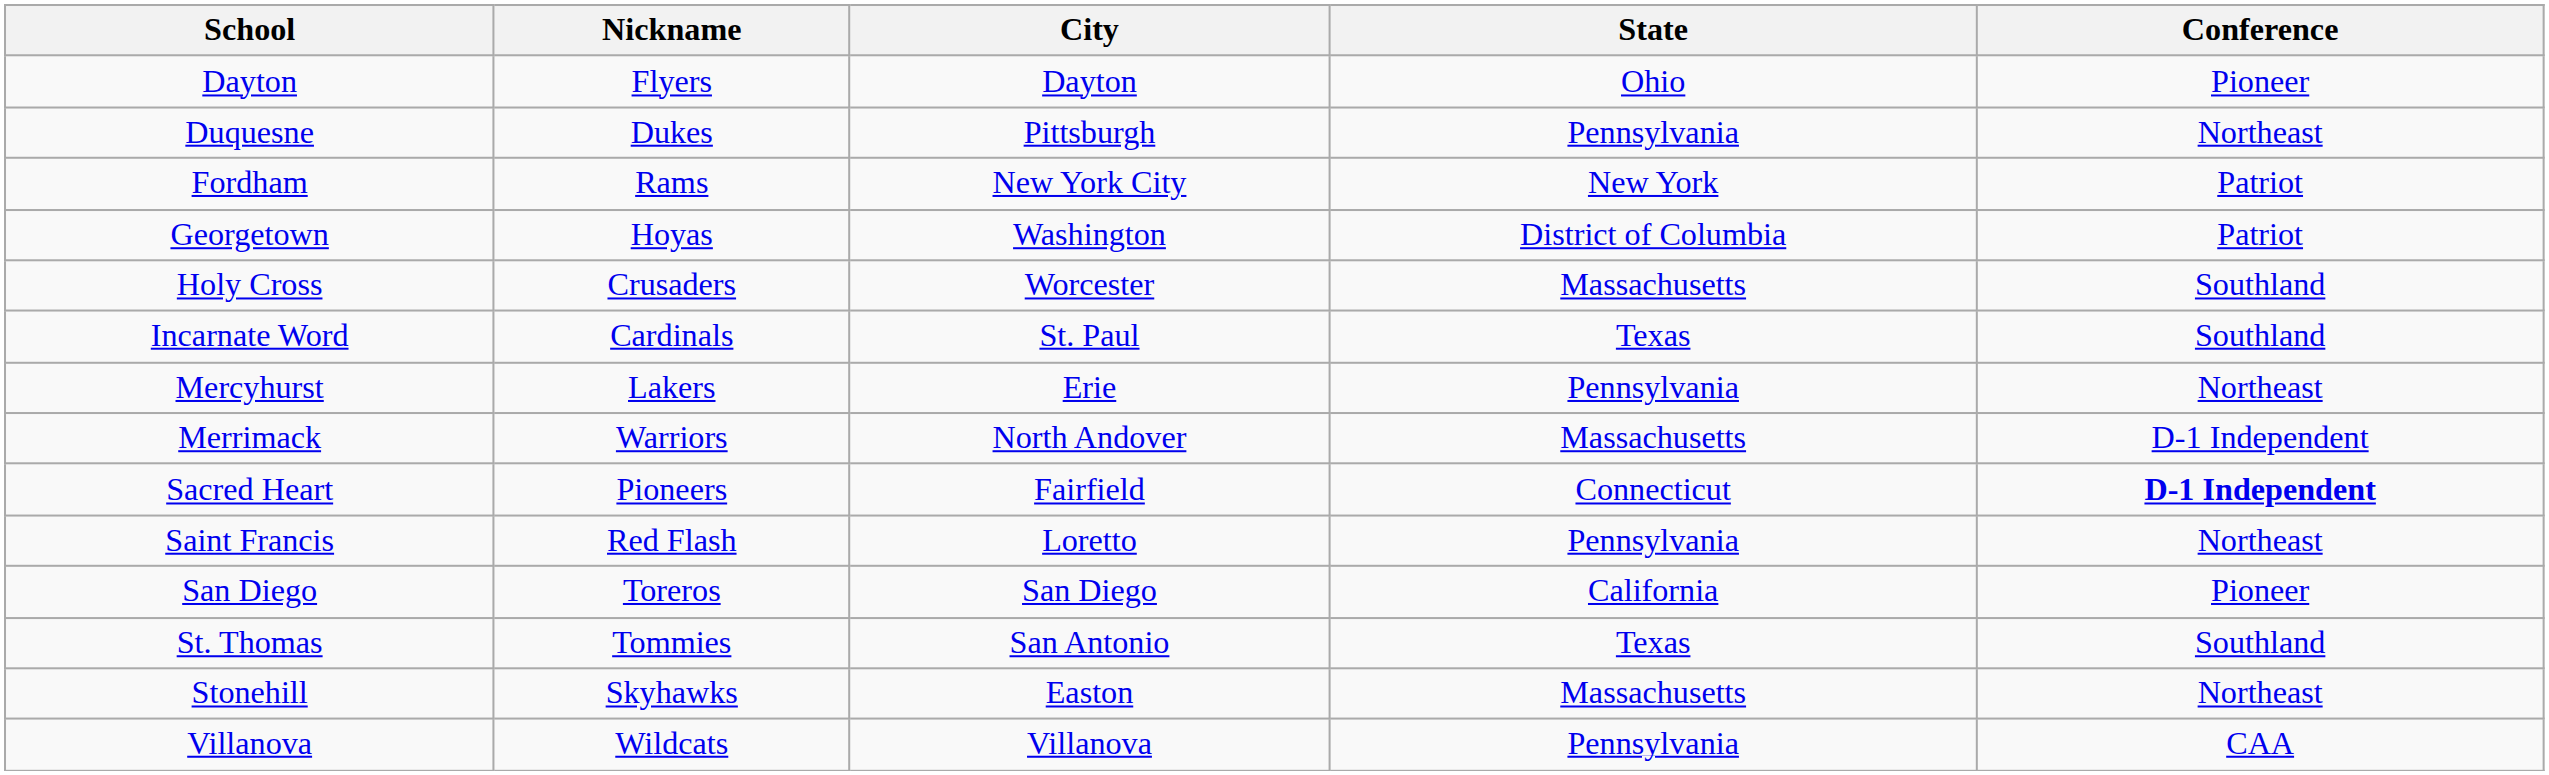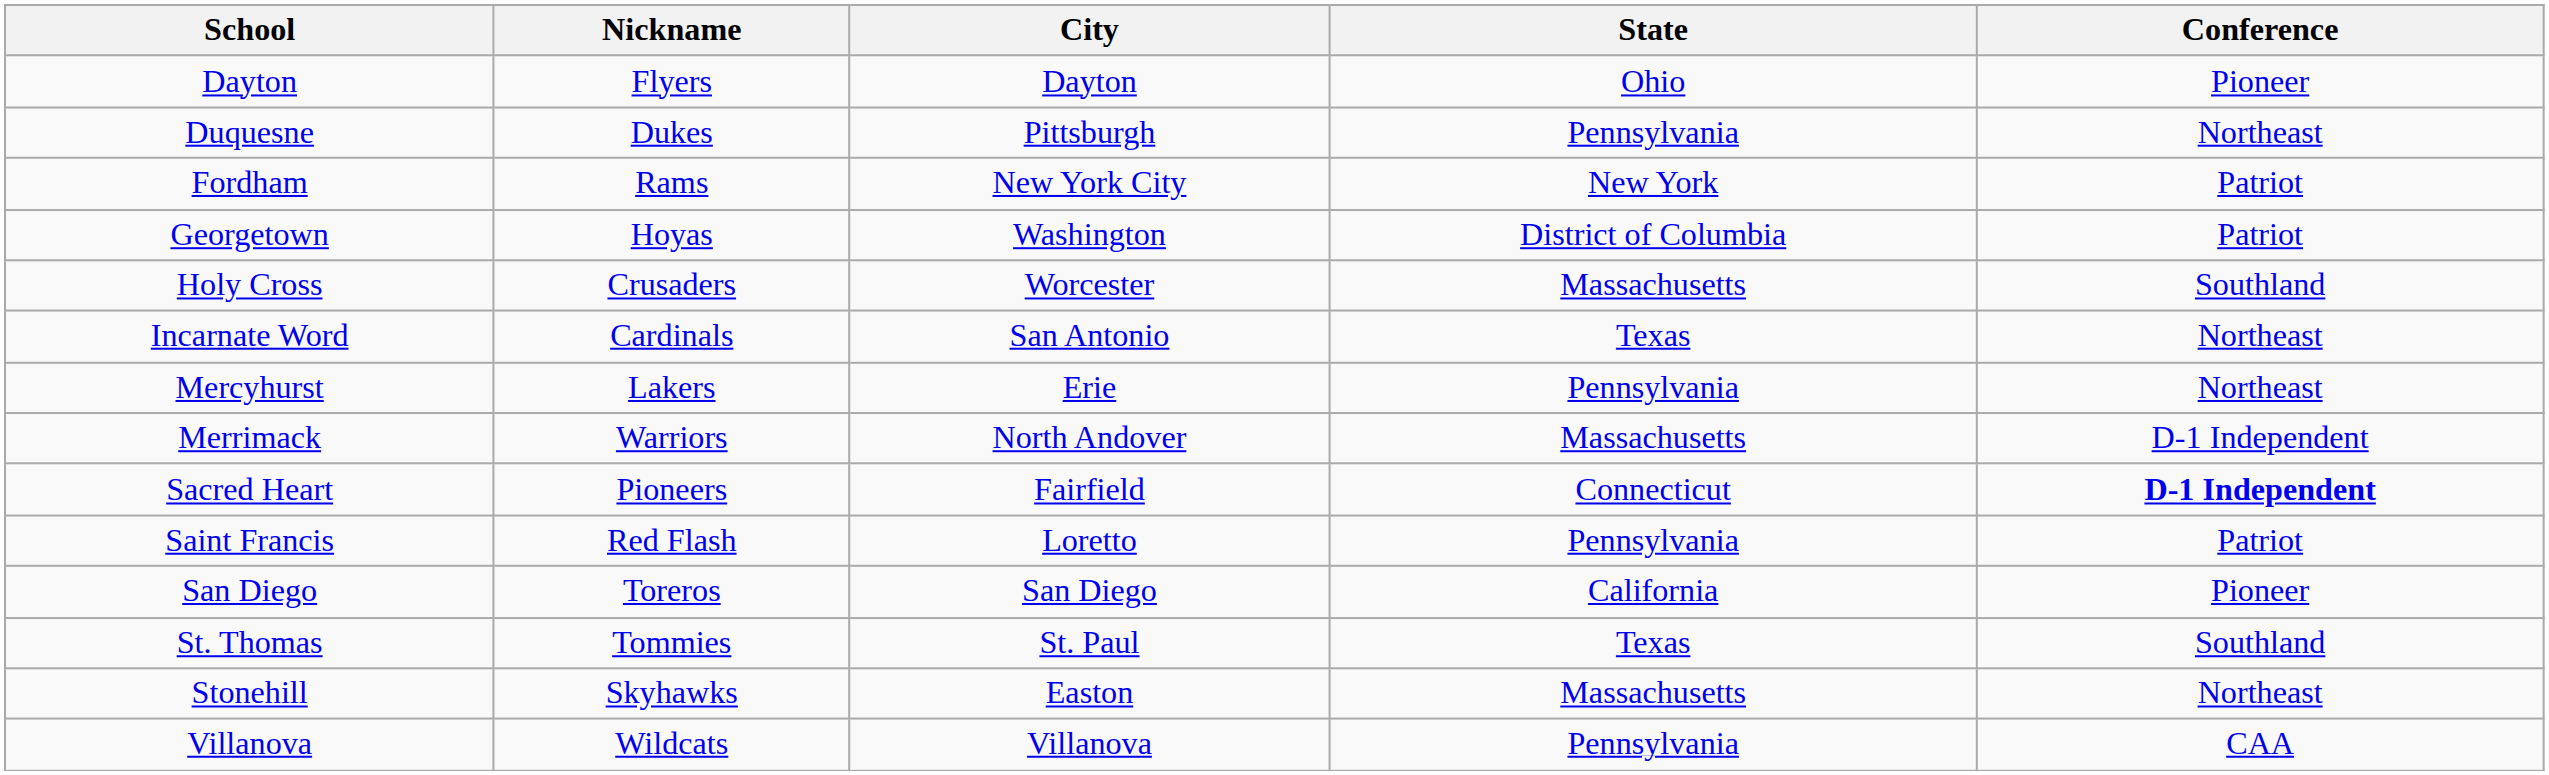(1089, 336) St. Paul -> (1089, 336) San Antonio
(2260, 336) Southland -> (2260, 336) Northeast
(2260, 540) Northeast -> (2260, 540) Patriot
(1089, 642) San Antonio -> (1089, 642) St. Paul
